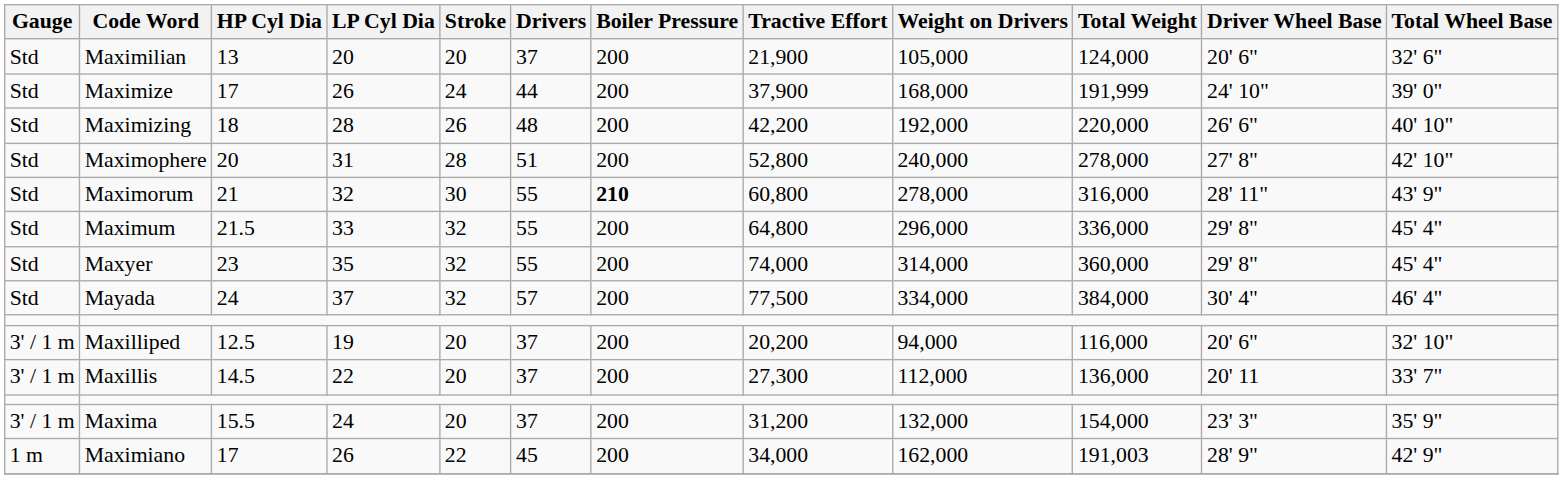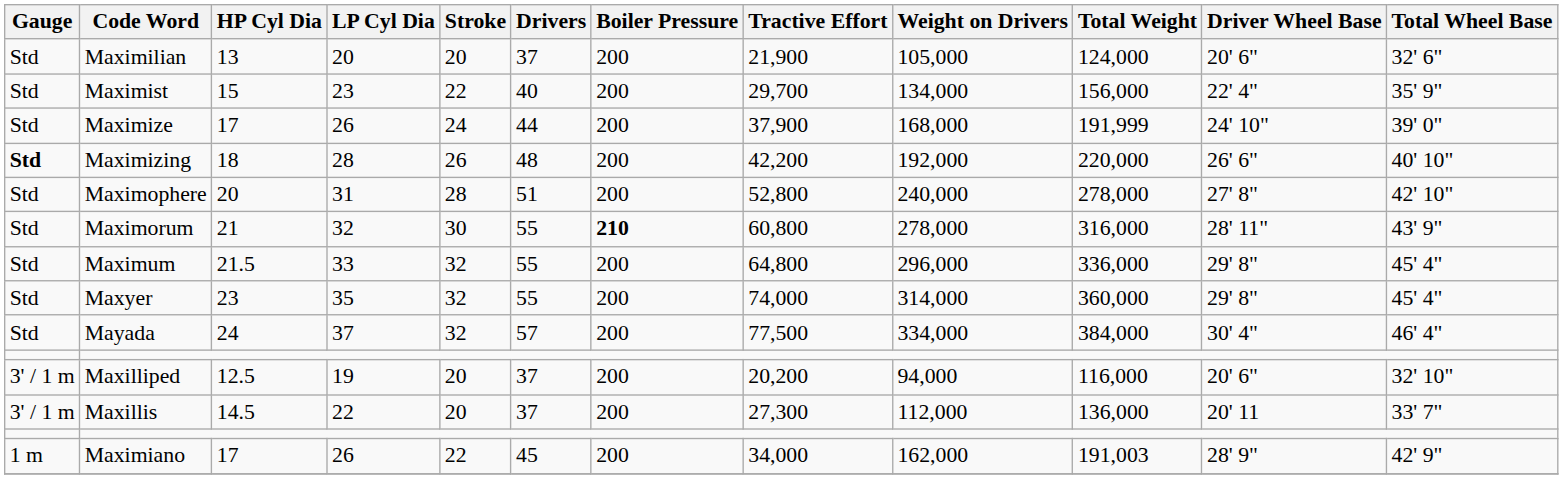+ row: (126, 90)
(24, 125) normal -> (25, 159) bold
- row: (121, 421)
